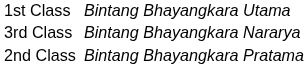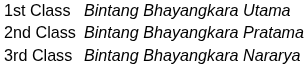rows swapped: (40, 55) <-> (38, 33)
